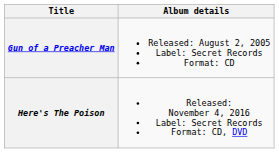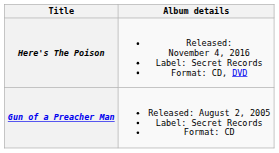rows swapped: (61, 48) <-> (61, 113)
